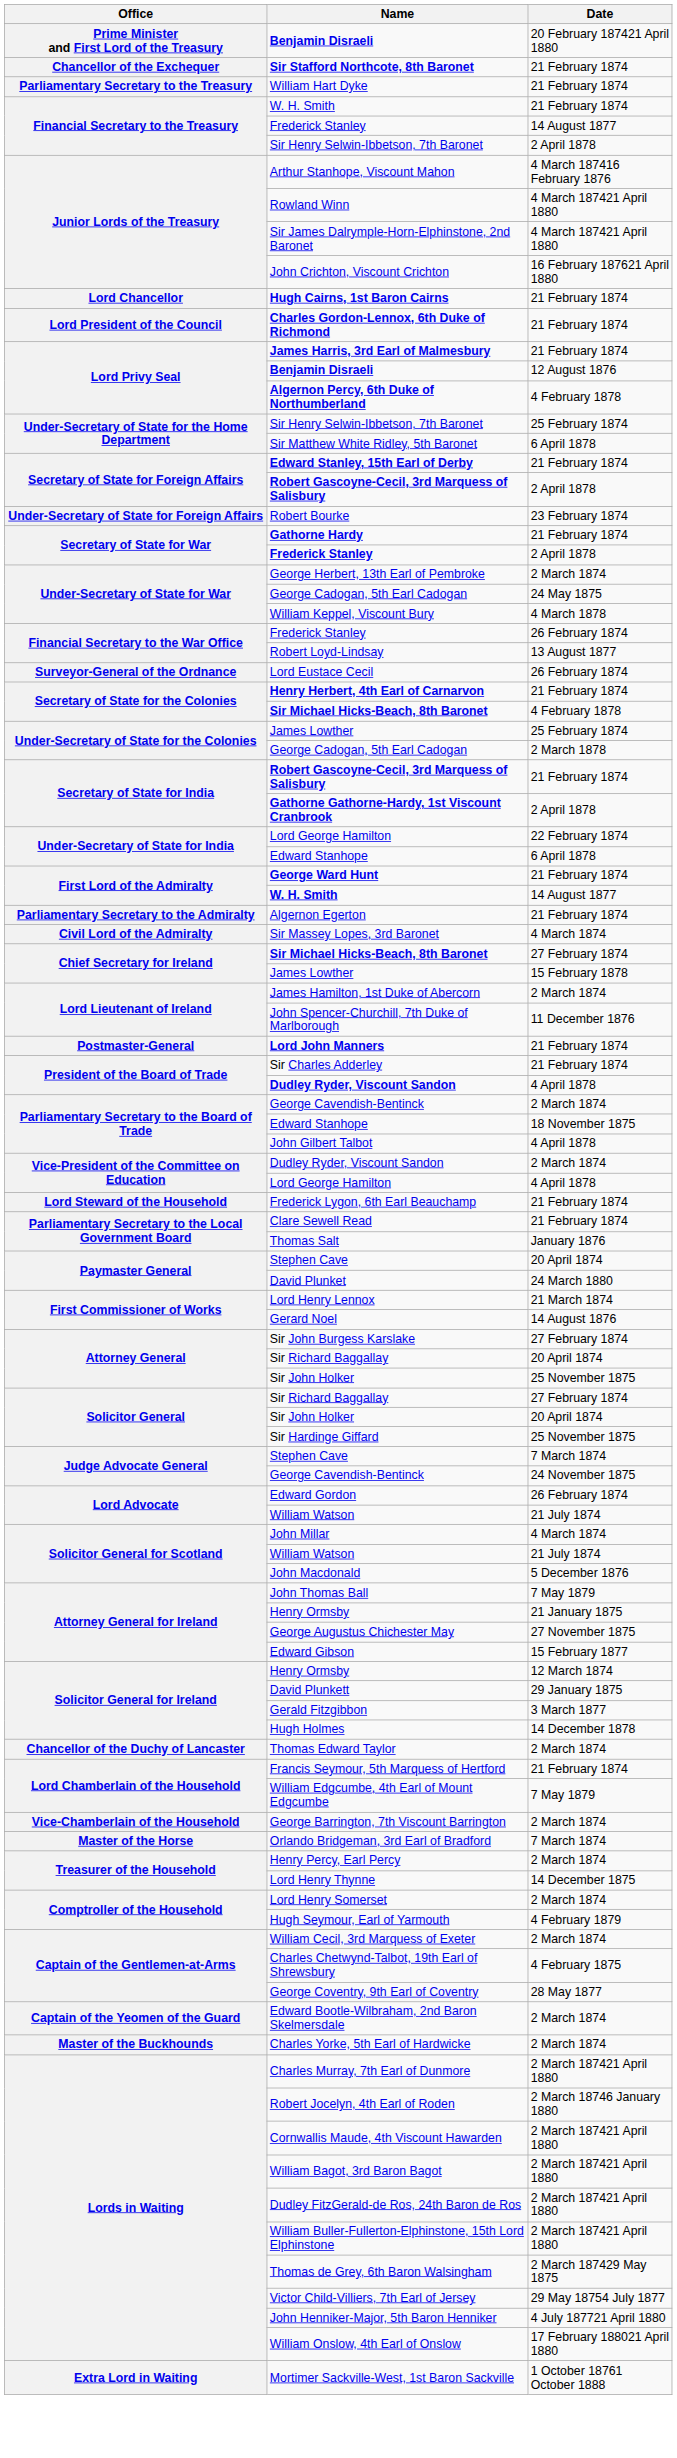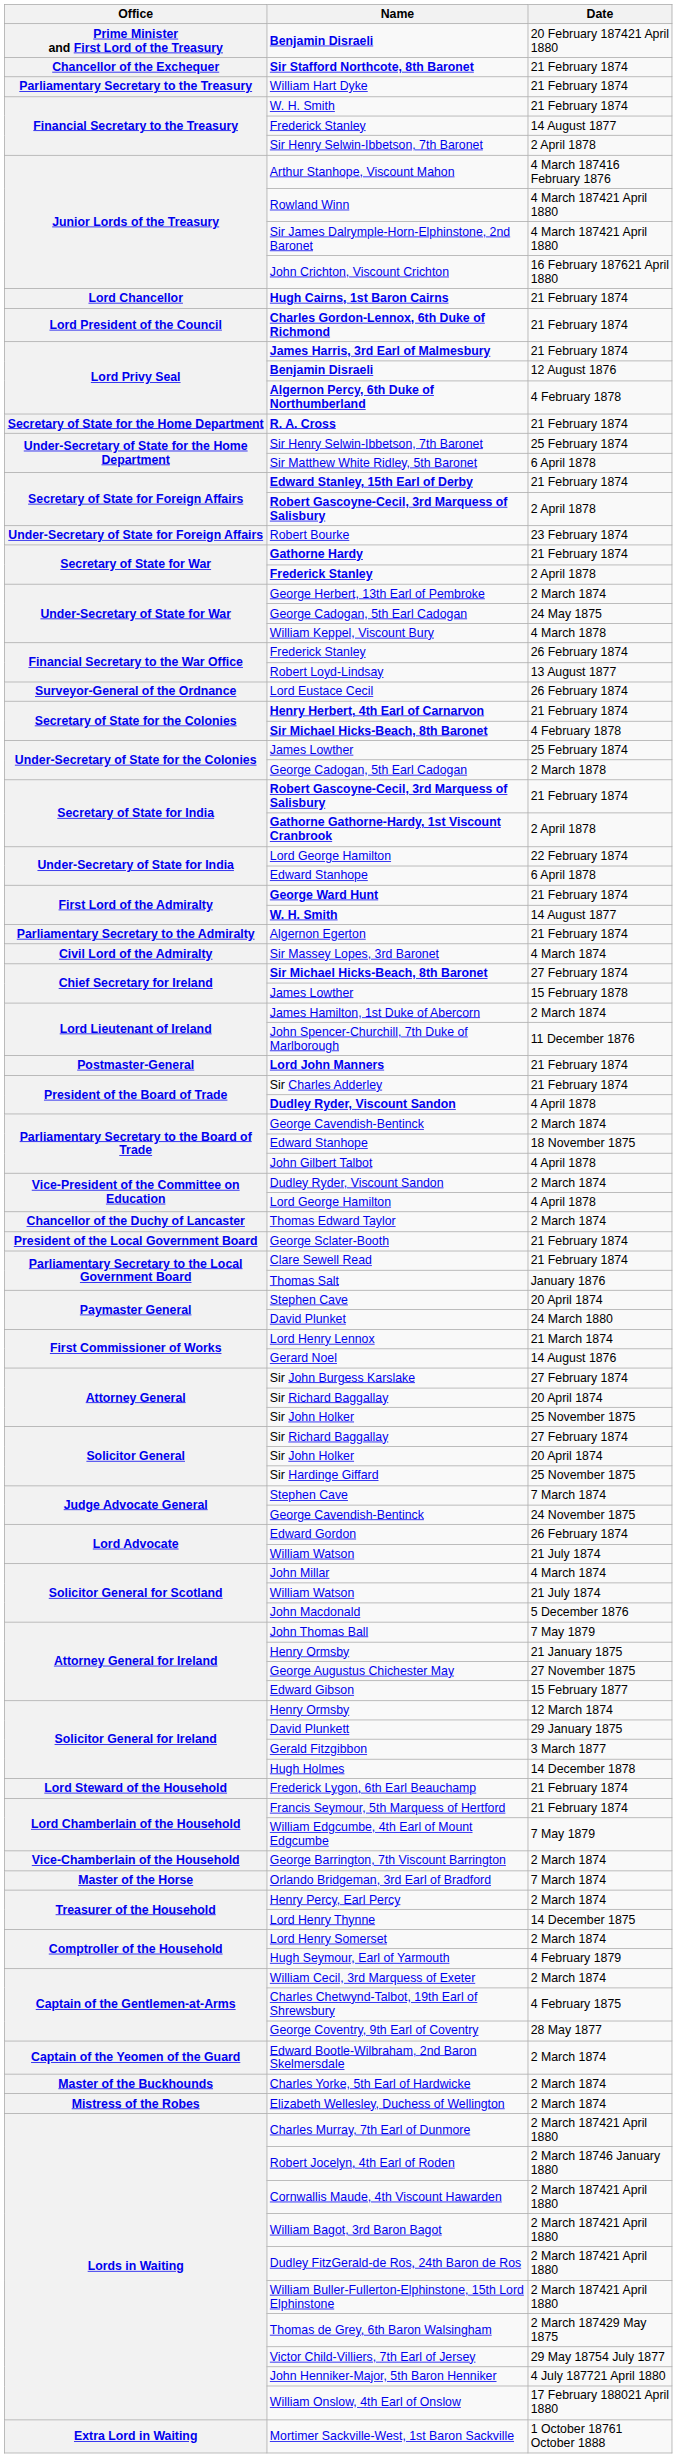+ row: (136, 423)
rows swapped: (136, 1749) <-> (136, 1202)
+ row: (136, 1241)
+ row: (136, 2103)
